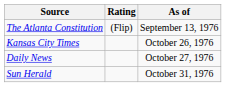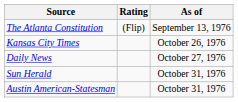+ row: (61, 89)
